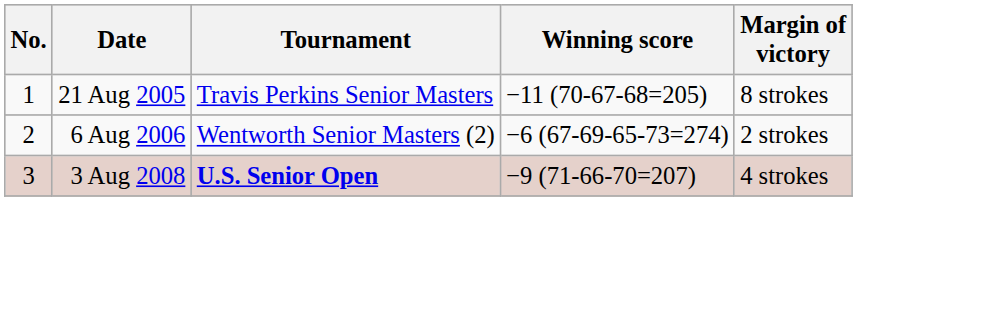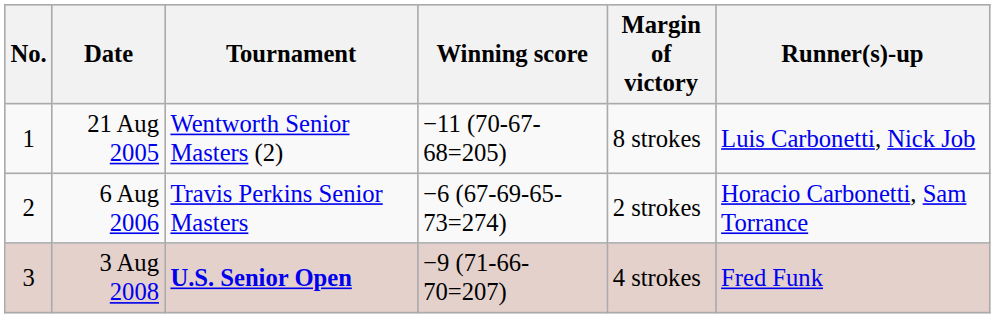+ column: (852, 54)
(345, 94) Travis Perkins Senior Masters -> (260, 138) Wentworth Senior Masters (2)
(346, 135) Wentworth Senior Masters (2) -> (277, 208) Travis Perkins Senior Masters
